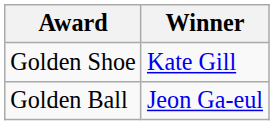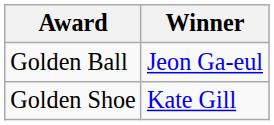rows swapped: (69, 100) <-> (73, 61)
